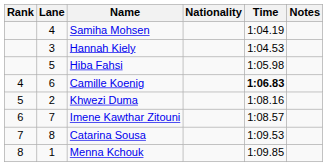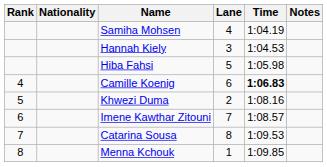columns swapped: (52, 13) <-> (214, 13)
